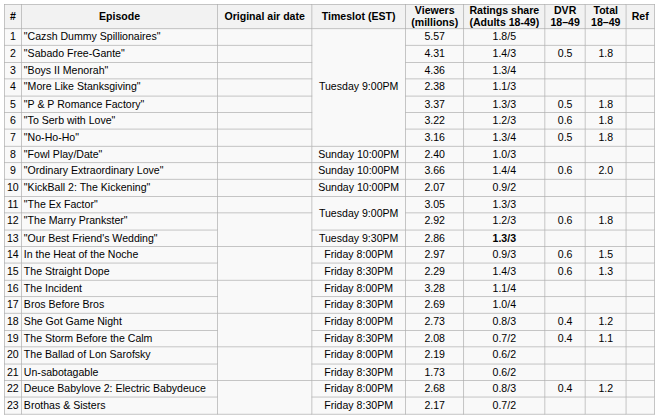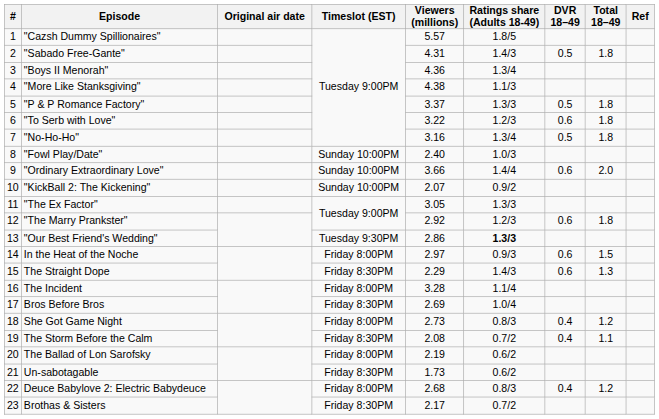(435, 87) 2.38 -> (435, 87) 4.38
